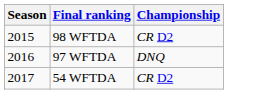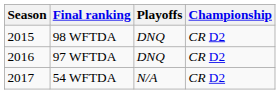+ column: (160, 15)
(151, 57) DNQ -> (207, 57) CR D2
